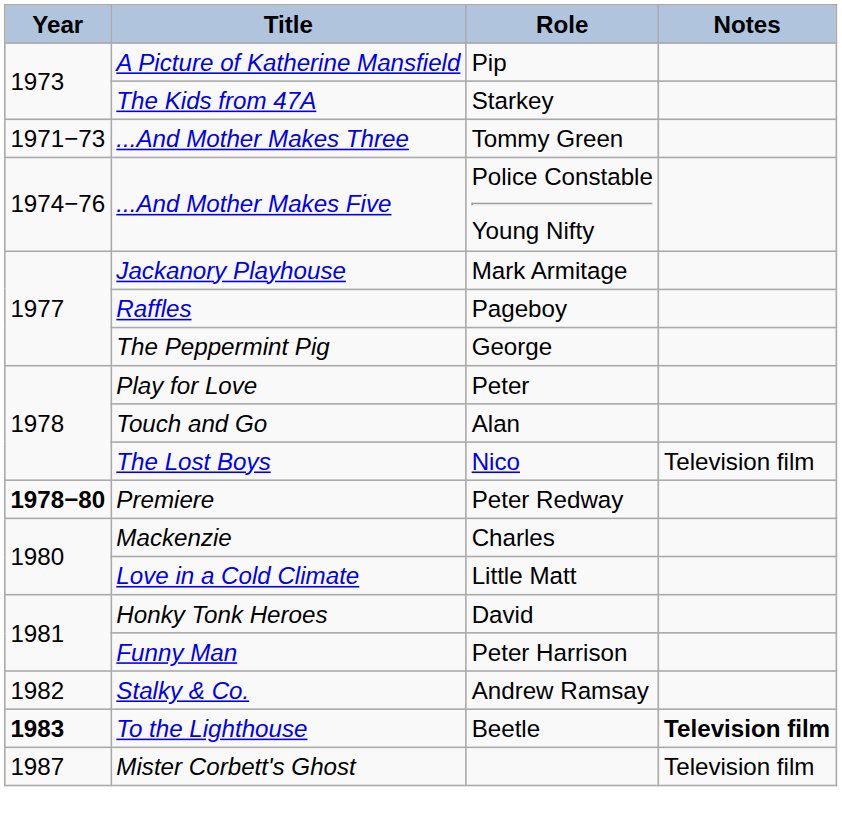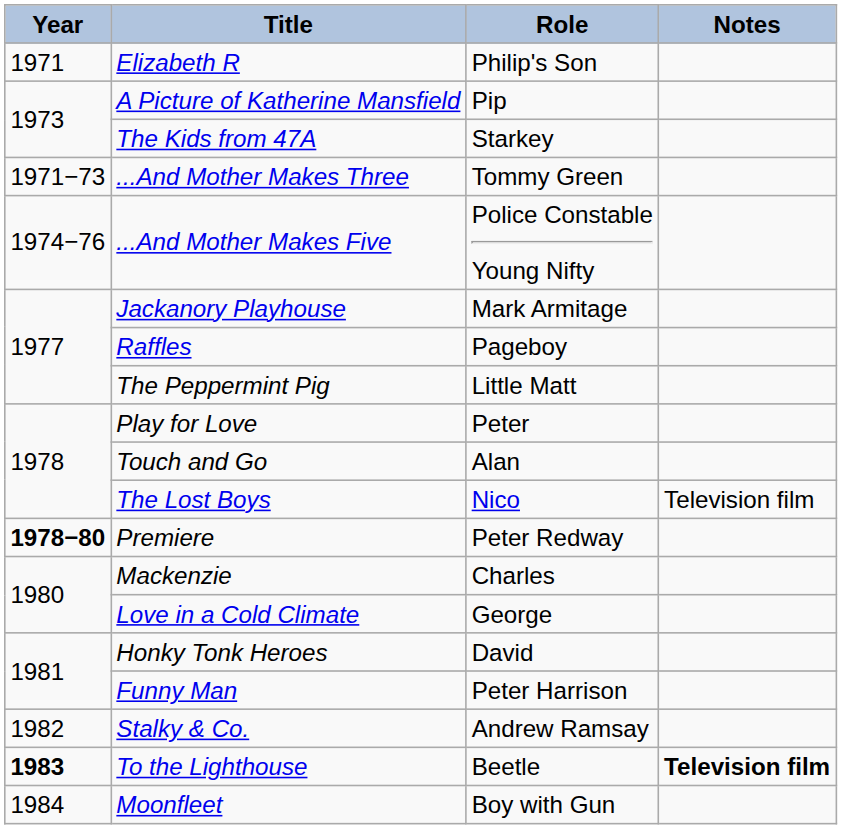+ row: (178, 62)
(512, 346) George -> (524, 385) Little Matt
(524, 576) Little Matt -> (512, 614) George
+ row: (169, 805)
- row: (236, 767)
